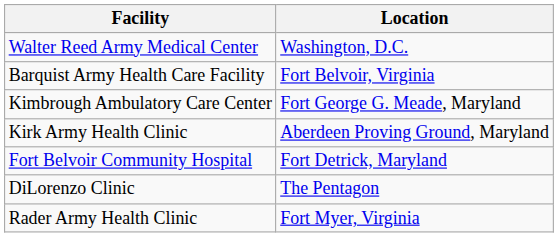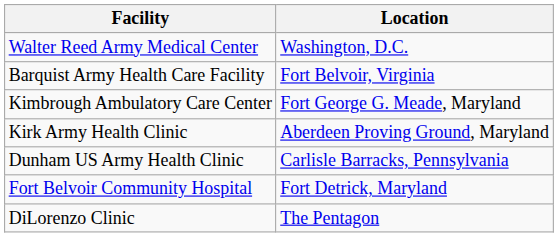+ row: (126, 160)
- row: (103, 217)
